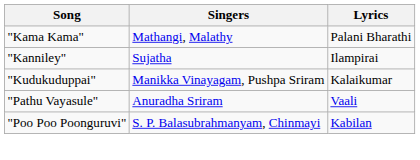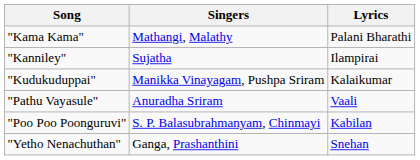+ row: (64, 144)
